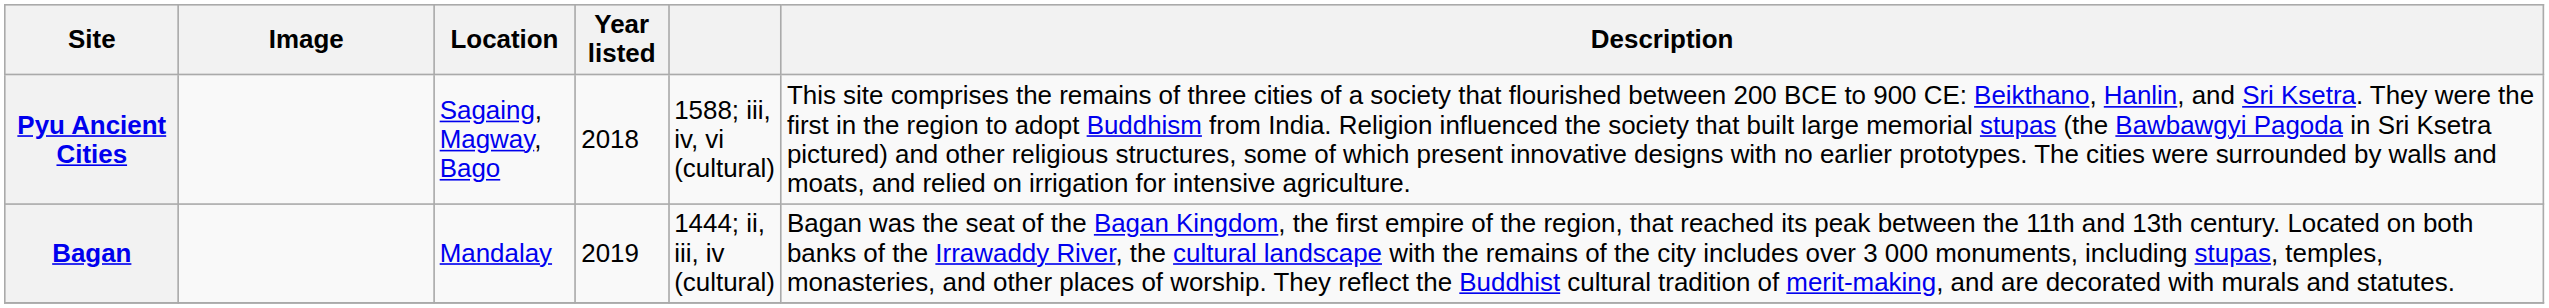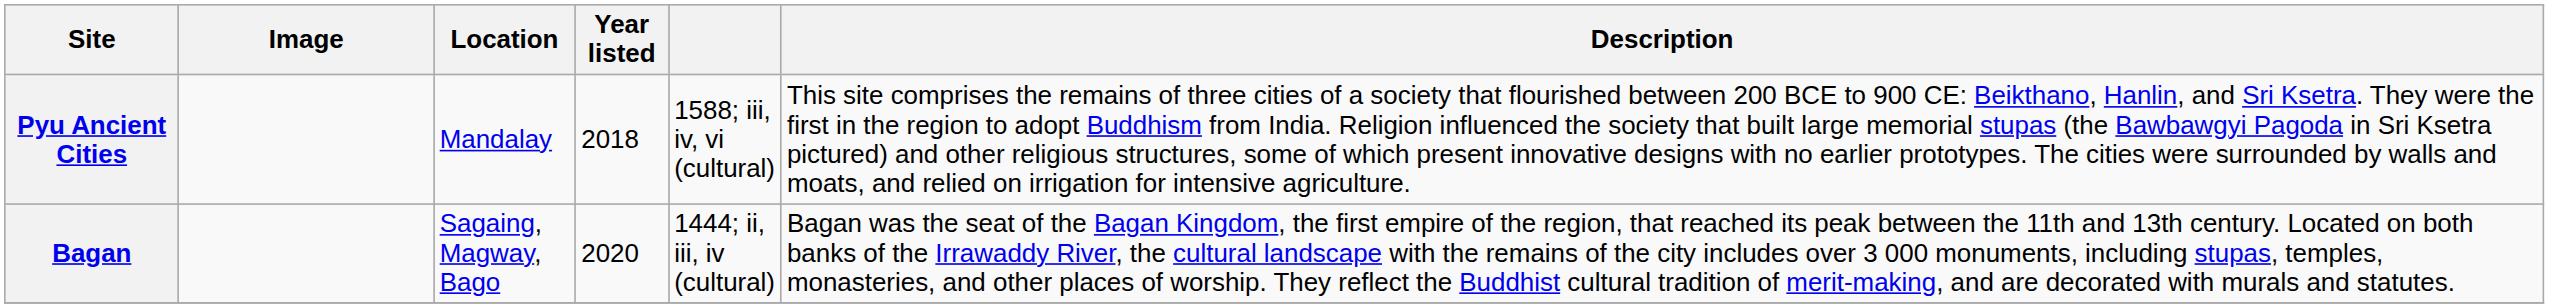(491, 139) Sagaing, Magway, Bago -> (496, 139) Mandalay
(496, 253) Mandalay -> (491, 253) Sagaing, Magway, Bago
(610, 253) 2019 -> (610, 253) 2020
